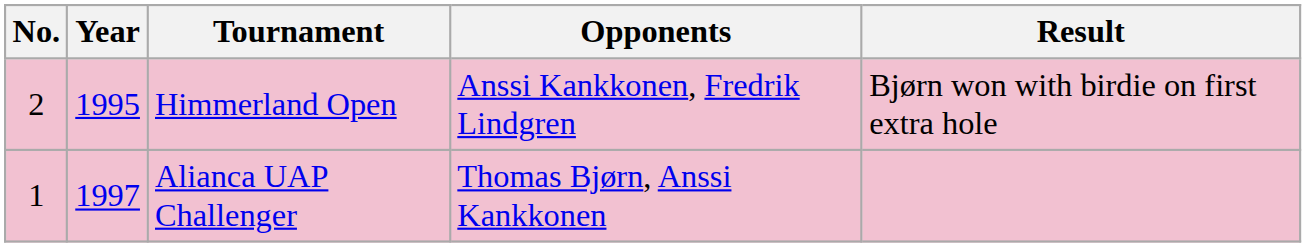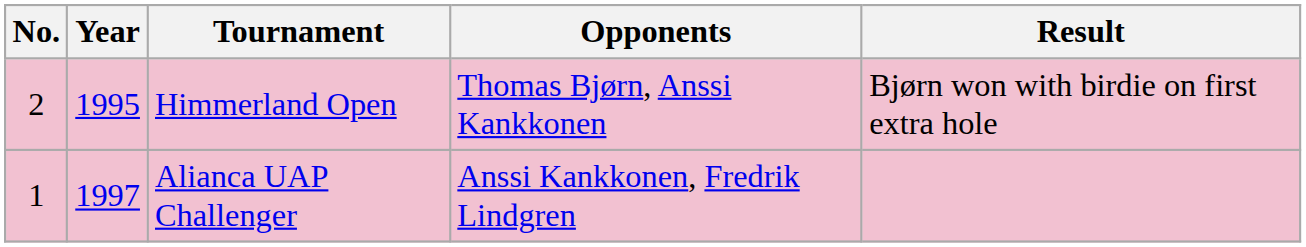(629, 103) Anssi Kankkonen, Fredrik Lindgren -> (594, 103) Thomas Bjørn, Anssi Kankkonen
(594, 195) Thomas Bjørn, Anssi Kankkonen -> (629, 195) Anssi Kankkonen, Fredrik Lindgren
